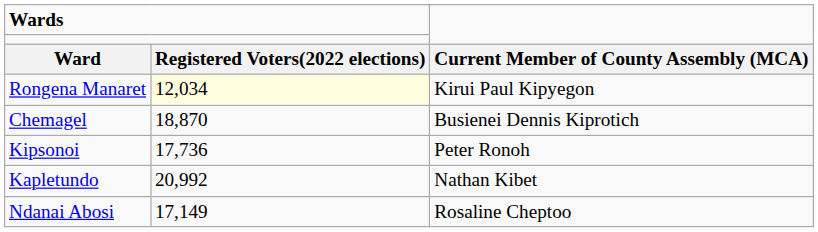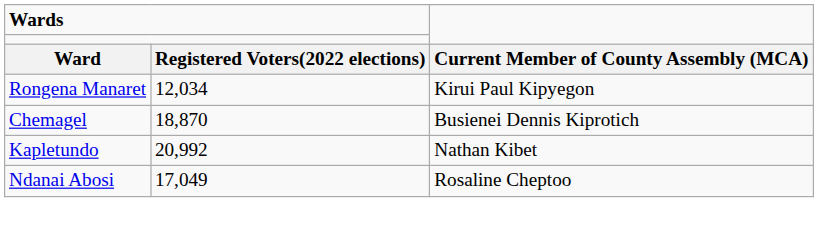(181, 89) lightyellow background -> (181, 89) no background
- row: (44, 150)
(181, 211) 17,149 -> (181, 180) 17,049
